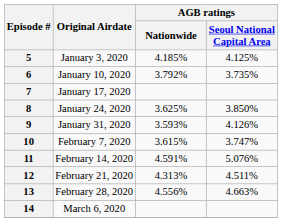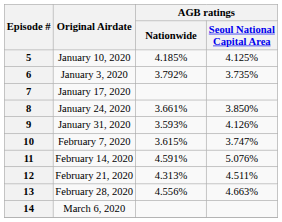(94, 58) January 3, 2020 -> (94, 58) January 10, 2020
(94, 74) January 10, 2020 -> (94, 74) January 3, 2020
(171, 108) 3.625% -> (171, 108) 3.661%
